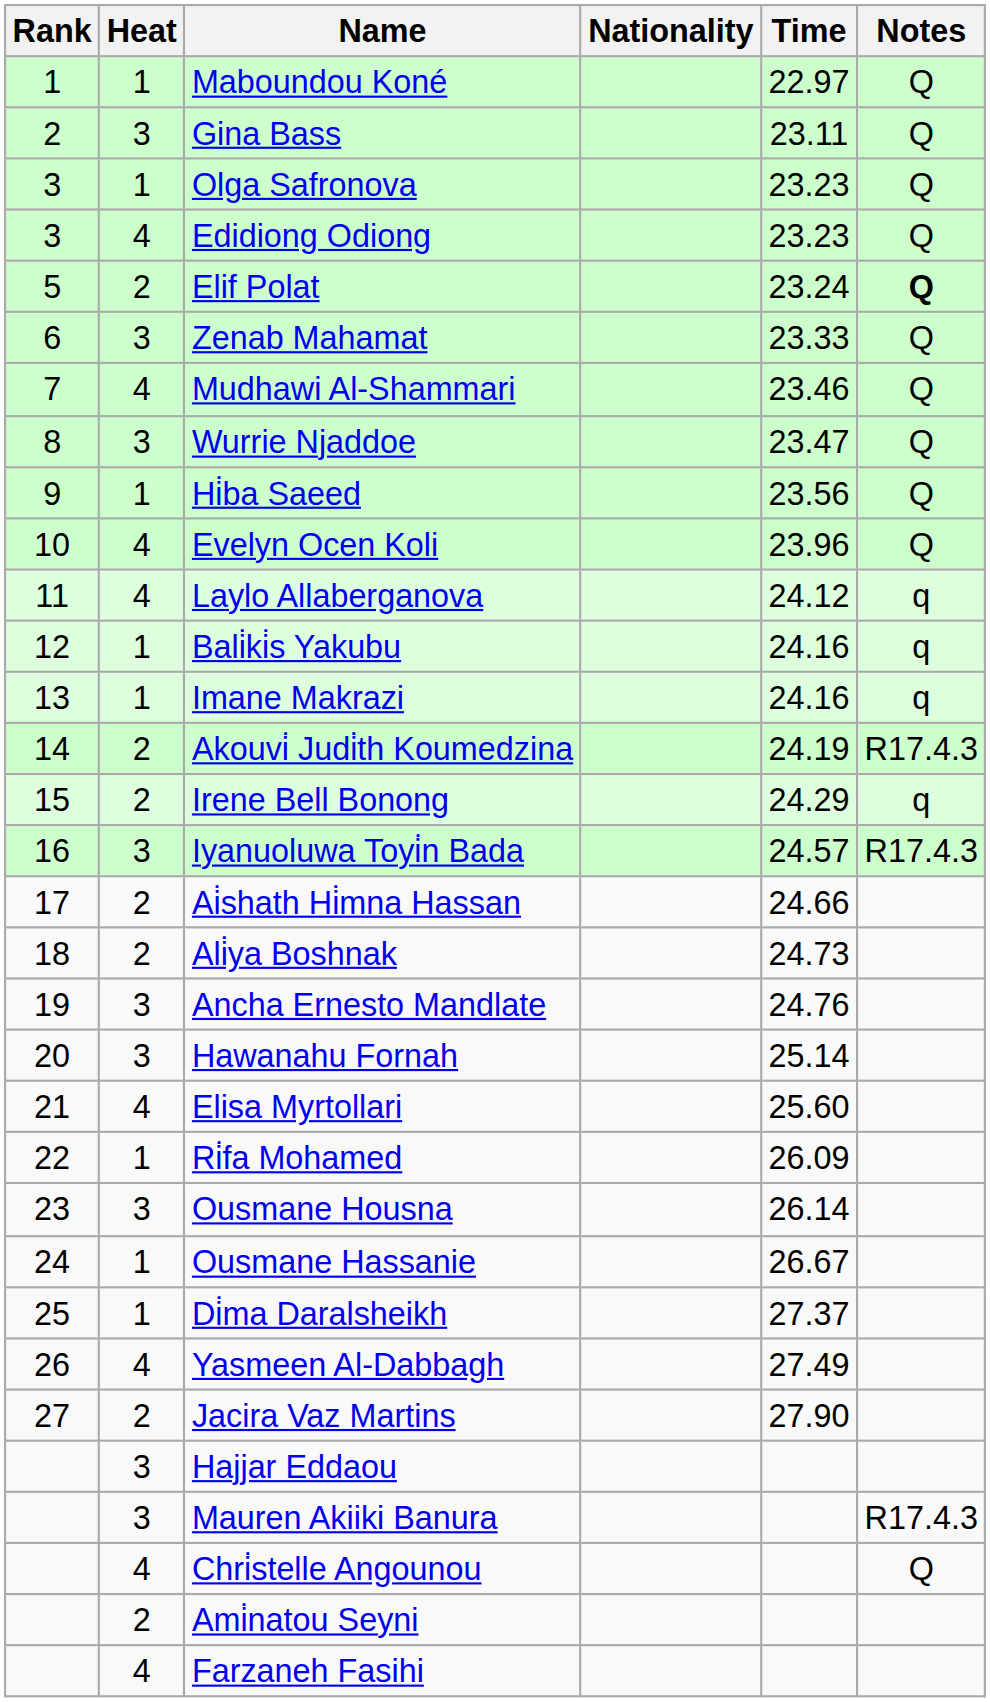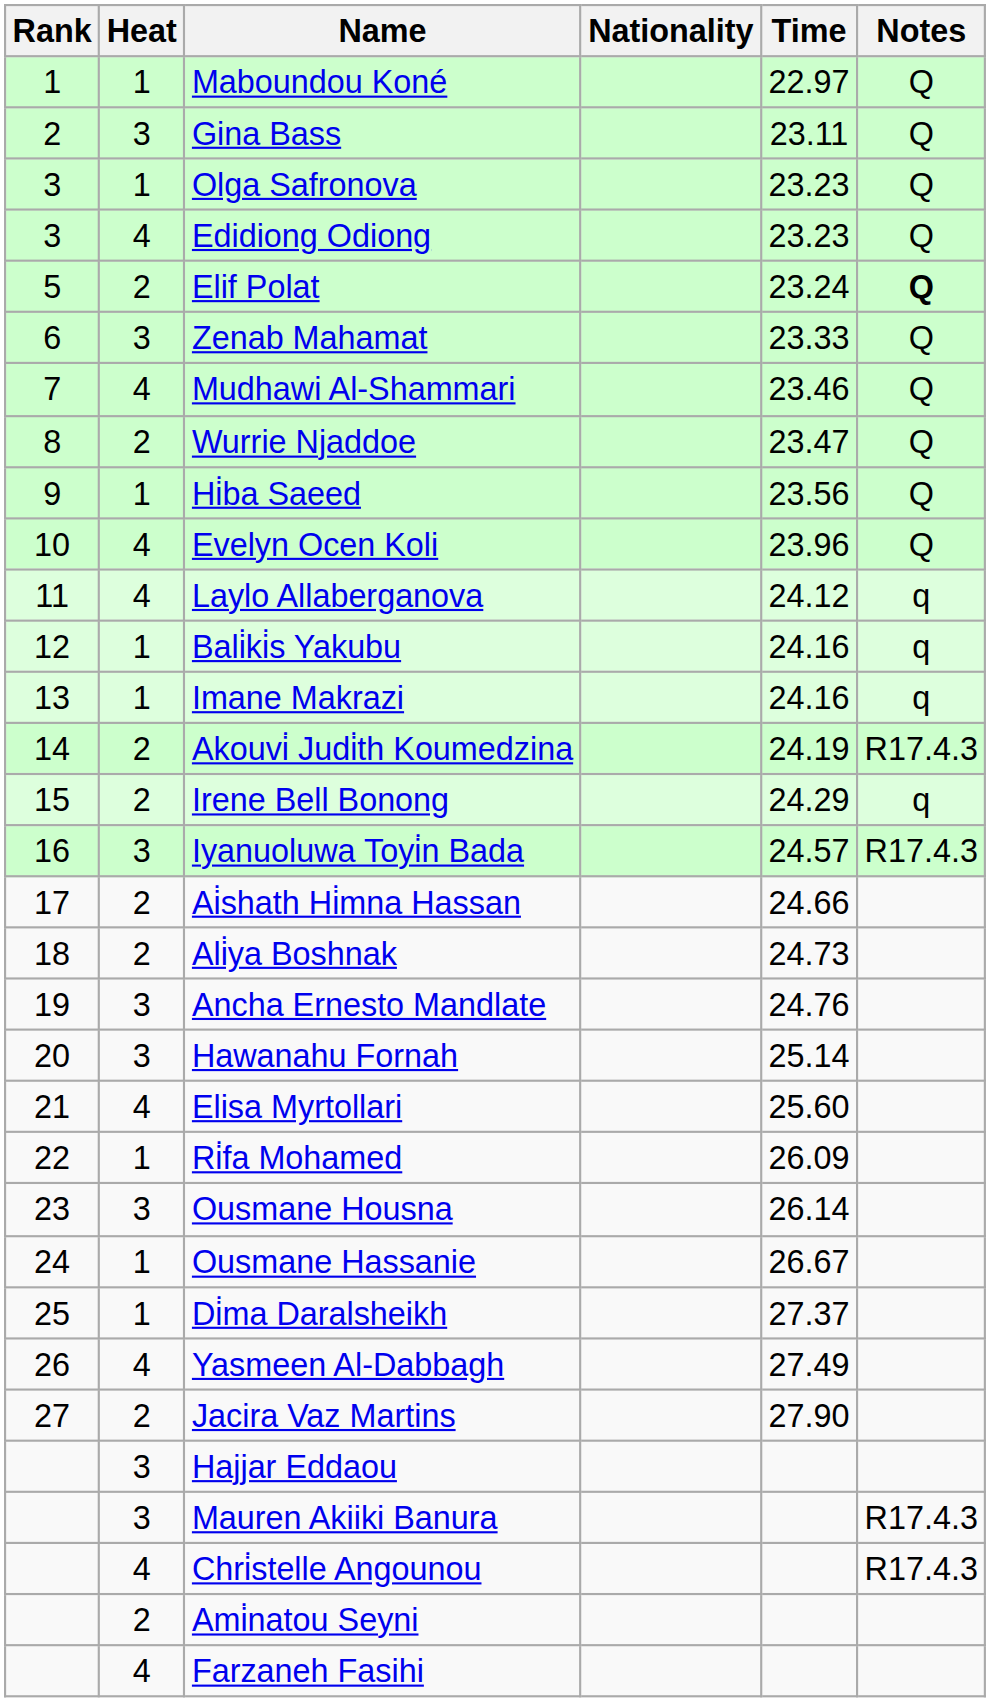(142, 441) 3 -> (142, 441) 2
(921, 1568) Q -> (921, 1568) R17.4.3
